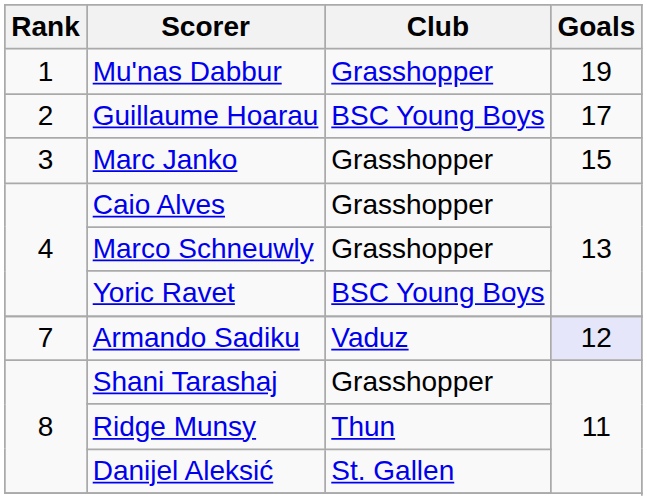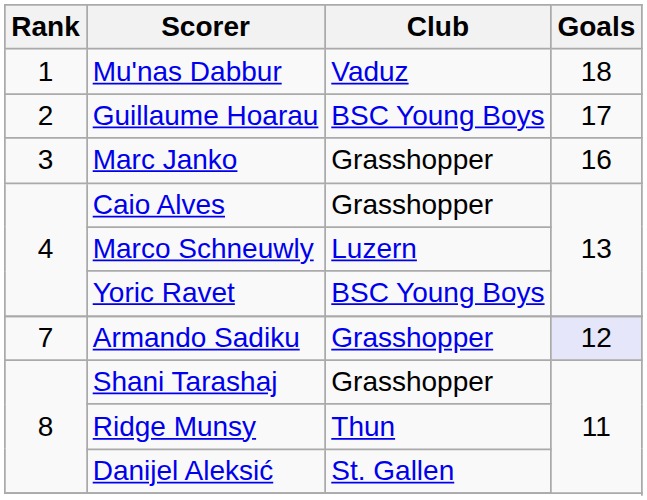(412, 71) Grasshopper -> (370, 71) Vaduz
(596, 71) 19 -> (596, 71) 18
(596, 159) 15 -> (596, 159) 16
(412, 248) Grasshopper -> (374, 248) Luzern
(370, 337) Vaduz -> (412, 337) Grasshopper
